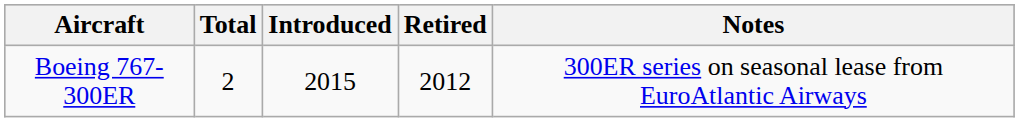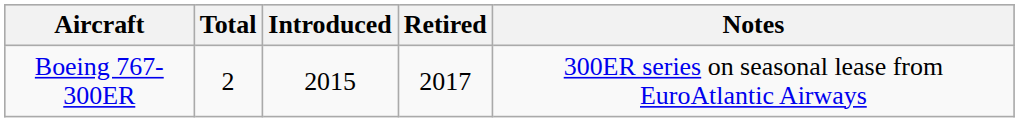(445, 80) 2012 -> (445, 80) 2017
